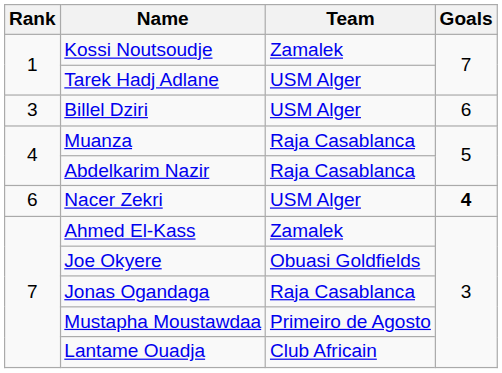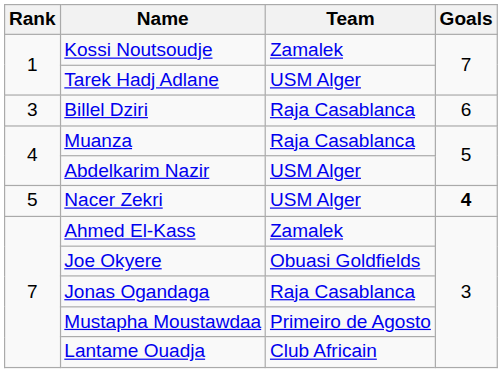(315, 110) USM Alger -> (342, 110) Raja Casablanca
(342, 170) Raja Casablanca -> (315, 170) USM Alger
(32, 200) 6 -> (32, 200) 5
